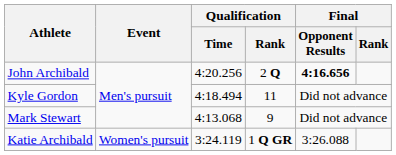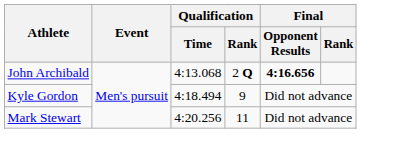(218, 73) 4:20.256 -> (198, 73) 4:13.068
(270, 95) 11 -> (242, 95) 9
(218, 117) 4:13.068 -> (198, 117) 4:20.256
(270, 117) 9 -> (242, 117) 11
- row: (50, 140)
